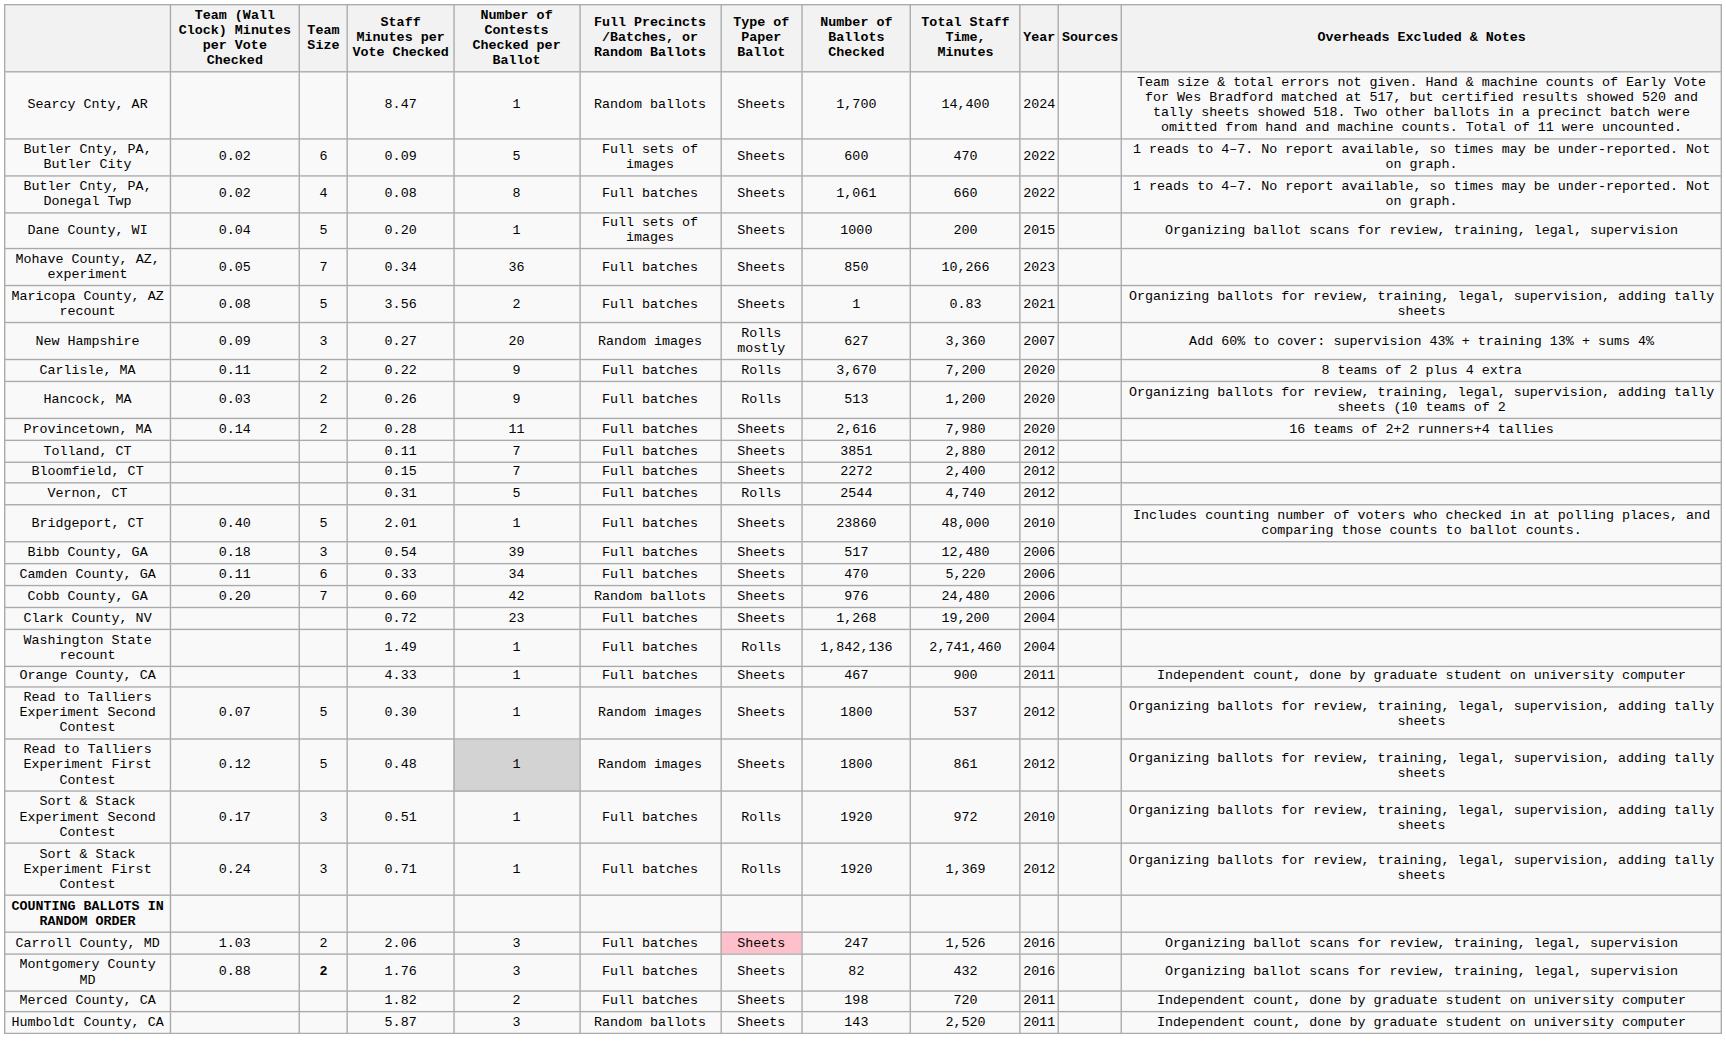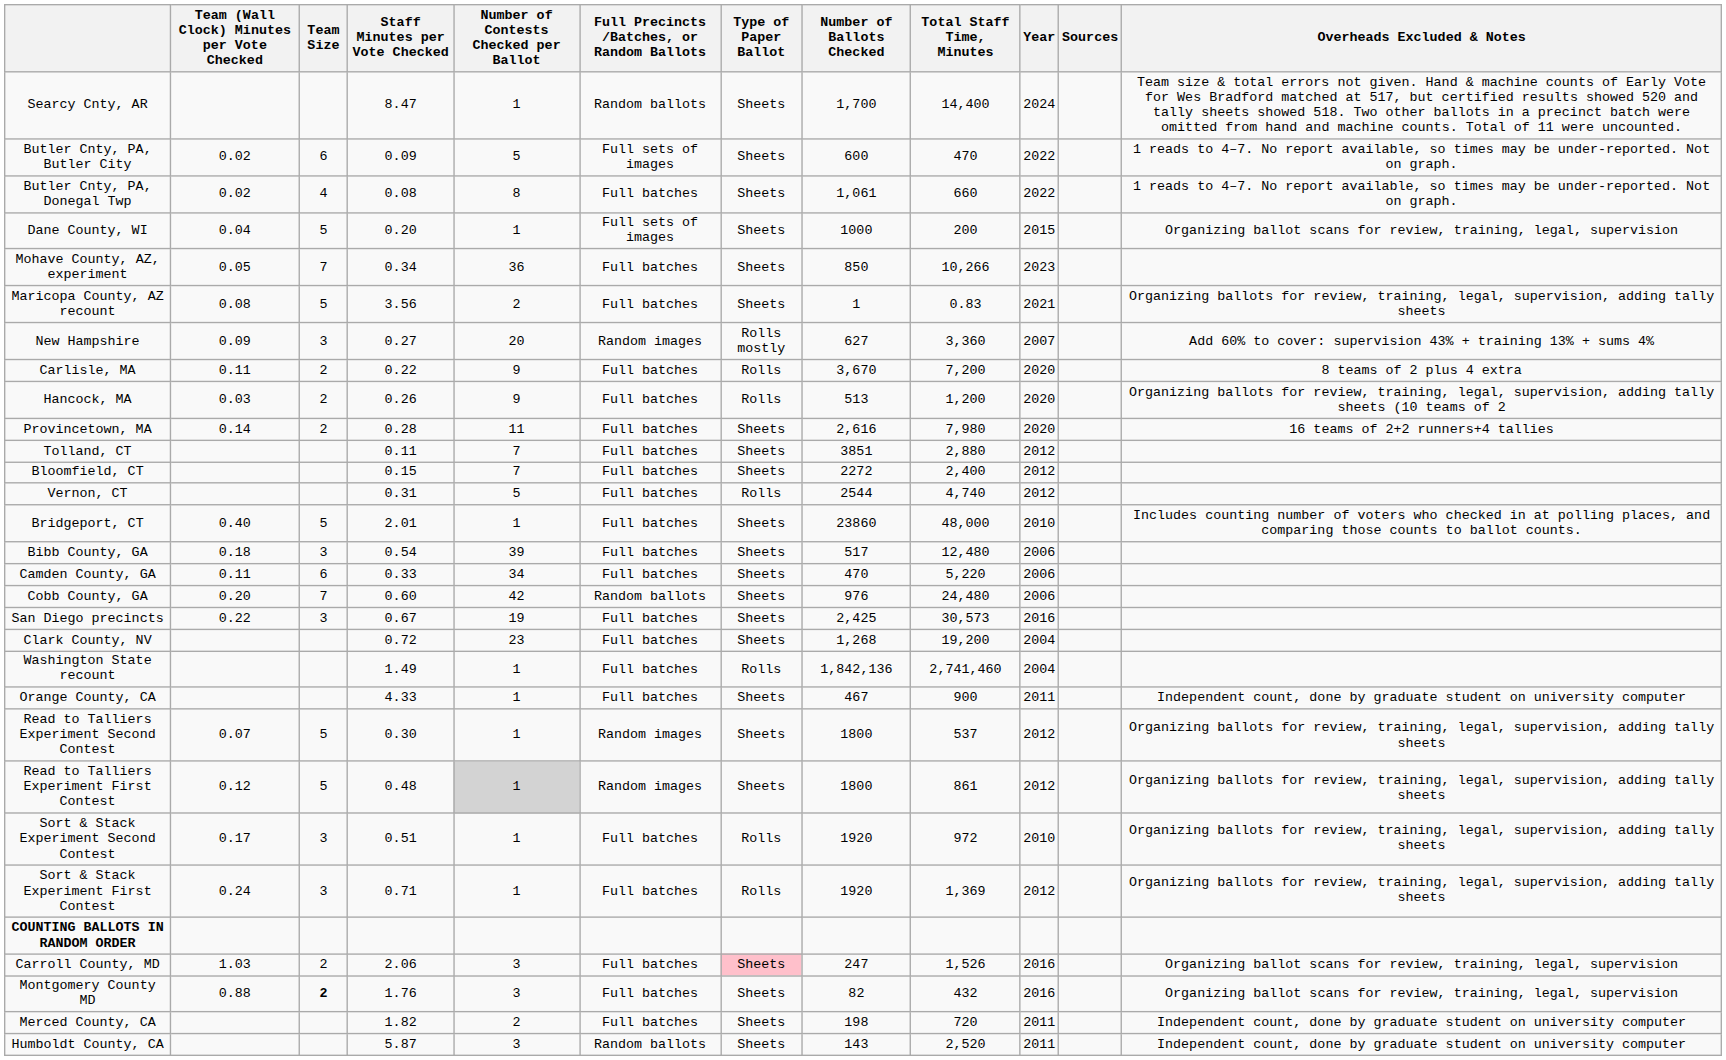+ row: (88, 618)
